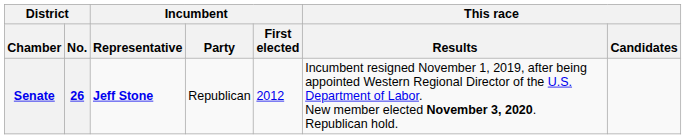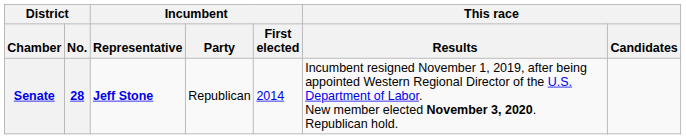(77, 96) 26 -> (77, 96) 28
(270, 96) 2012 -> (270, 96) 2014
